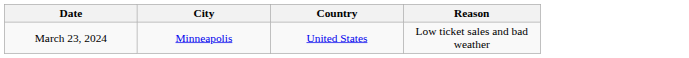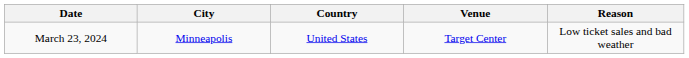+ column: (475, 13)
